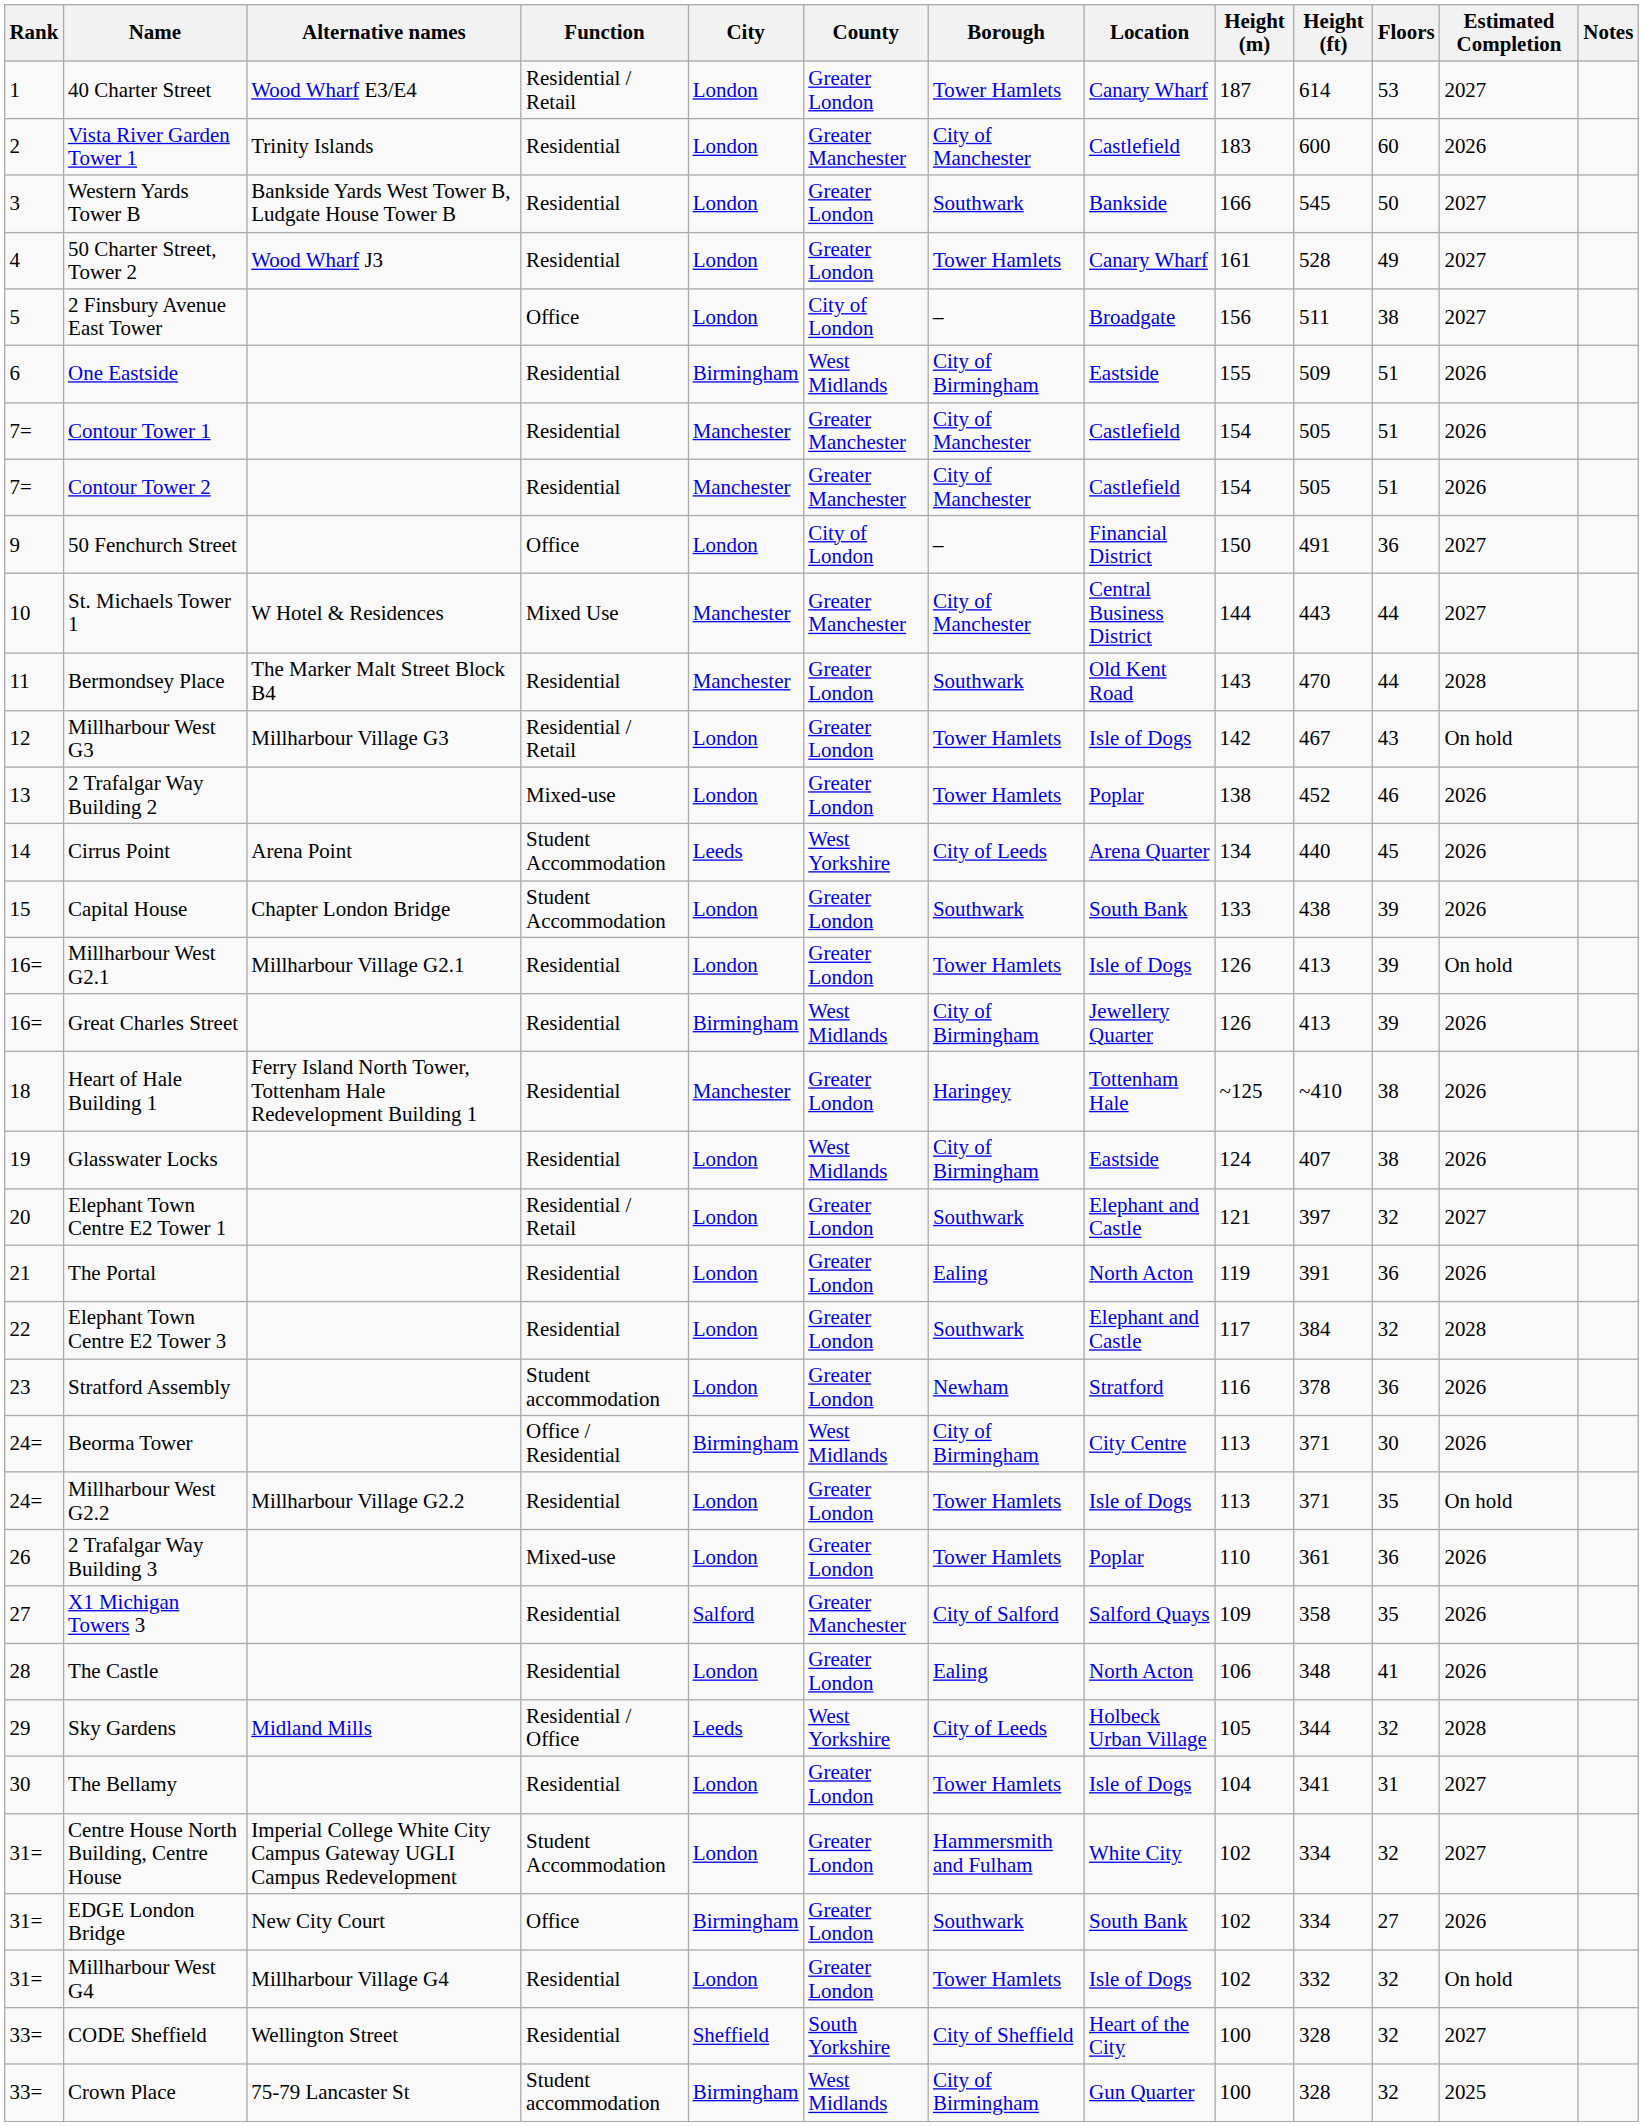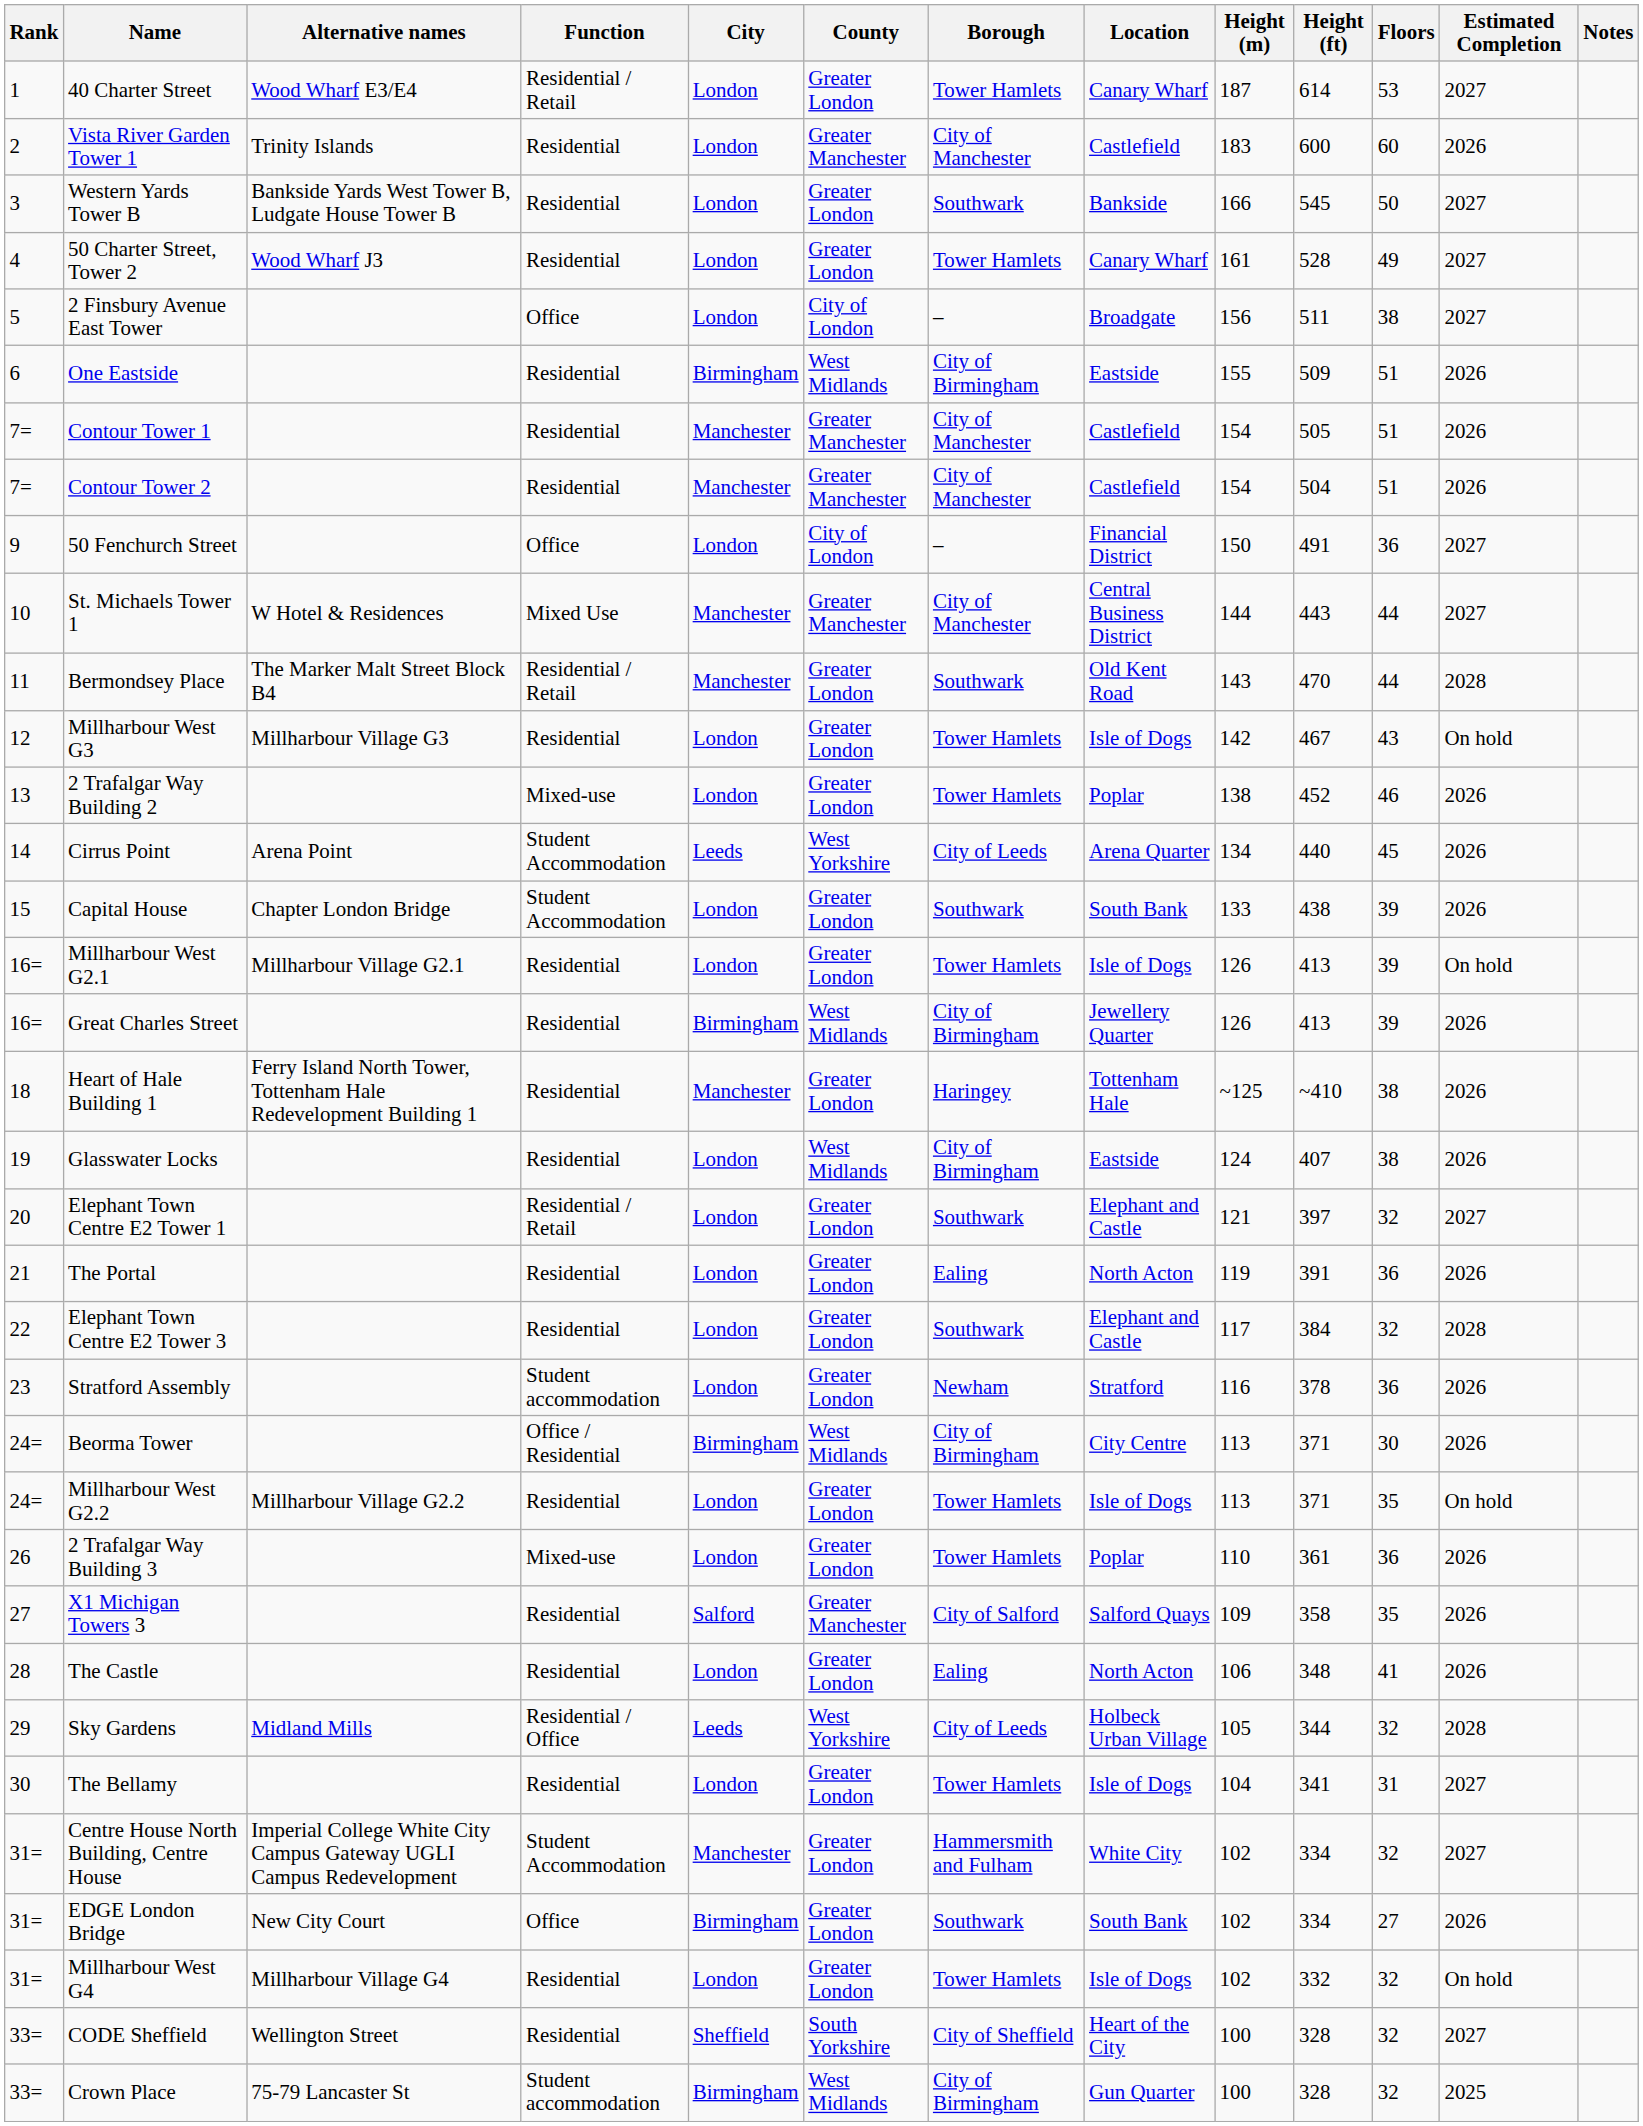(1315, 487) 505 -> (1315, 487) 504
(573, 681) Residential -> (579, 681) Residential / Retail
(579, 738) Residential / Retail -> (573, 738) Residential
(725, 1853) London -> (742, 1853) Manchester
